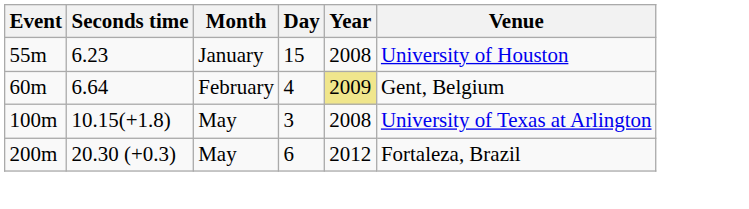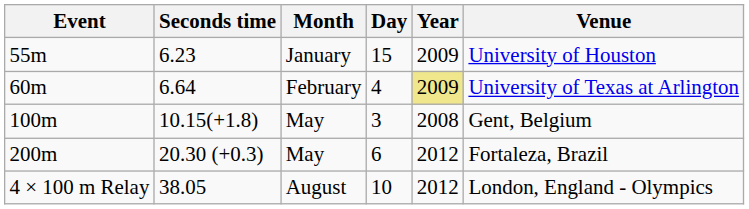(350, 54) 2008 -> (438, 54) 2009
(443, 87) Gent, Belgium -> (604, 87) University of Texas at Arlington
(516, 120) University of Texas at Arlington -> (530, 120) Gent, Belgium
+ row: (79, 187)
